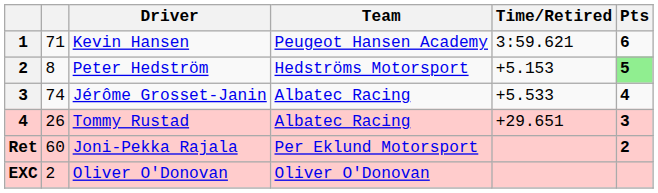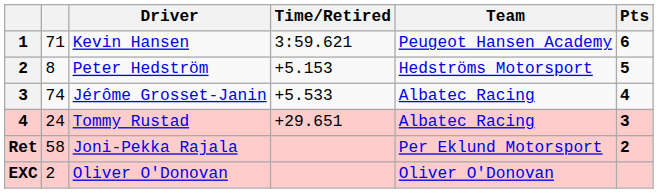columns swapped: (381, 18) <-> (554, 18)
(625, 70) lightgreen background -> (625, 70) no background
(55, 123) 26 -> (55, 123) 24
(55, 149) 60 -> (55, 149) 58
